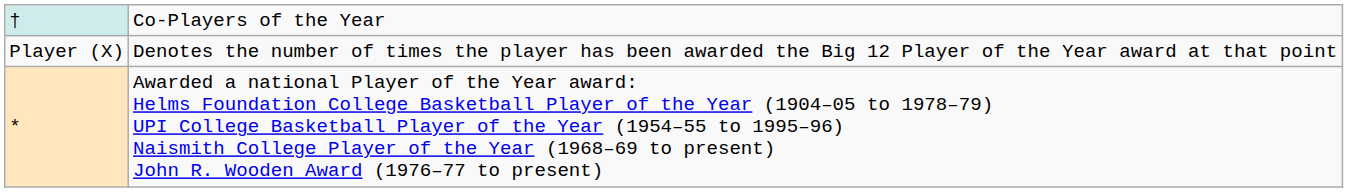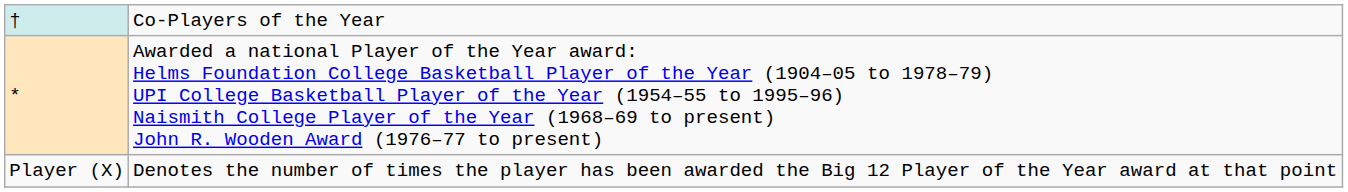rows swapped: (15, 127) <-> (67, 51)
